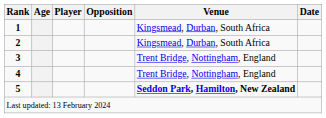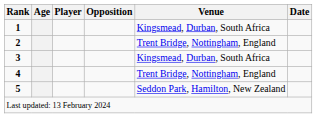(203, 43) Kingsmead, Durban, South Africa -> (206, 43) Trent Bridge, Nottingham, England
(206, 58) Trent Bridge, Nottingham, England -> (203, 58) Kingsmead, Durban, South Africa
(216, 89) bold -> (211, 89) normal
